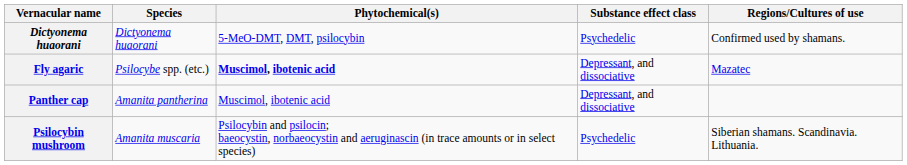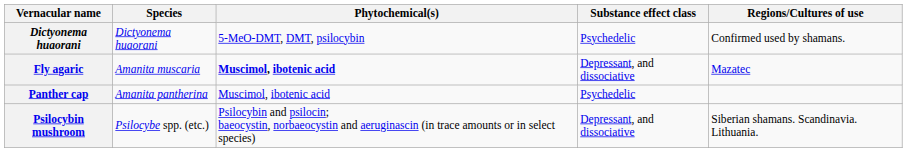(162, 69) Psilocybe spp. (etc.) -> (158, 69) Amanita muscaria
(617, 100) Depressant, and dissociative -> (608, 94) Psychedelic
(158, 138) Amanita muscaria -> (162, 125) Psilocybe spp. (etc.)
(608, 138) Psychedelic -> (617, 125) Depressant, and dissociative
